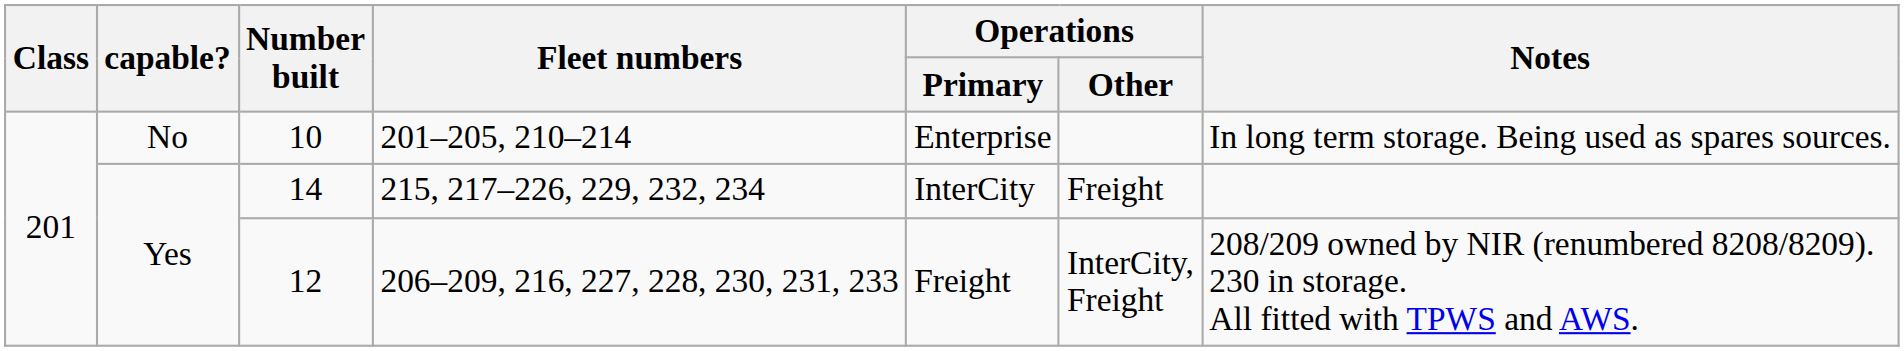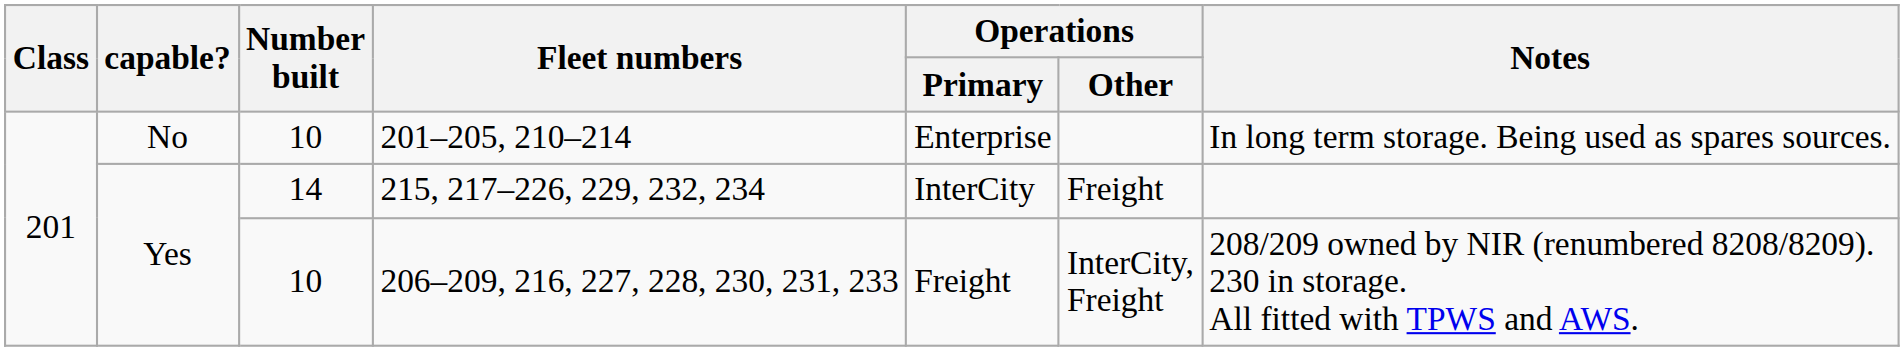(306, 280) 12 -> (306, 280) 10
